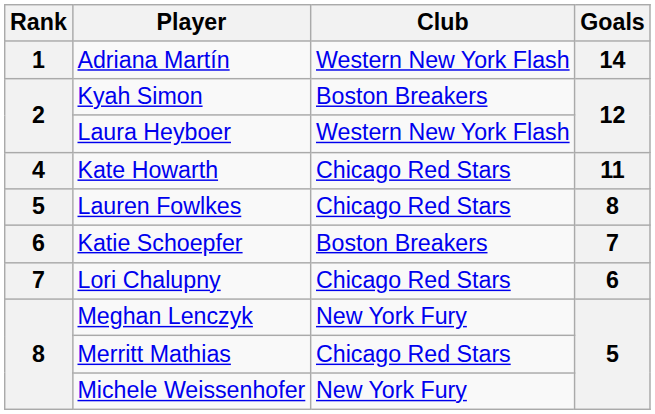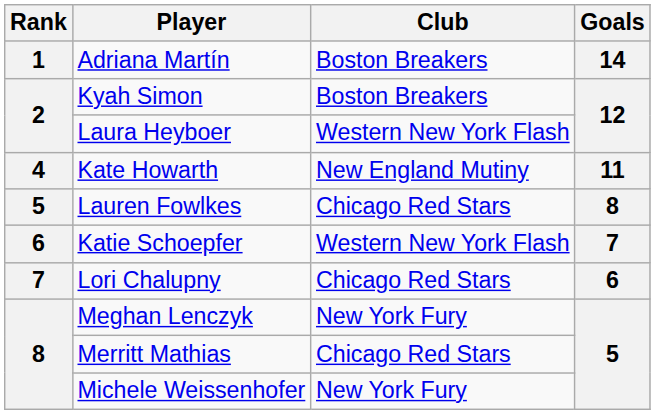(443, 59) Western New York Flash -> (402, 59) Boston Breakers
(413, 170) Chicago Red Stars -> (422, 170) New England Mutiny
(402, 243) Boston Breakers -> (443, 243) Western New York Flash
